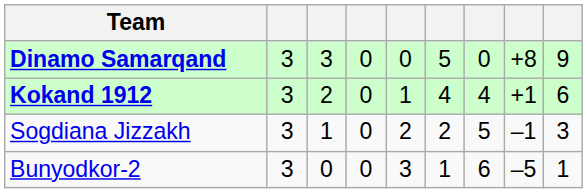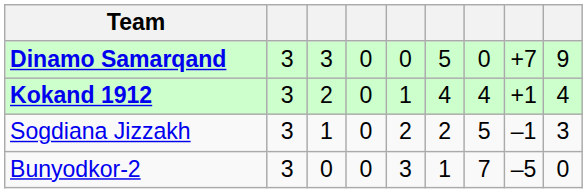(524, 59) +8 -> (524, 59) +7
(563, 95) 6 -> (563, 95) 4
(484, 168) 6 -> (484, 168) 7
(563, 168) 1 -> (563, 168) 0
